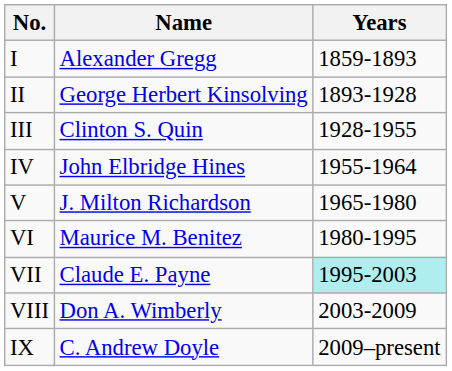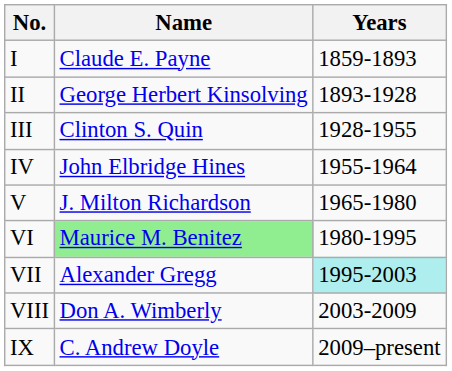(138, 58) Alexander Gregg -> (135, 58) Claude E. Payne
(151, 238) no background -> (151, 238) lightgreen background
(135, 274) Claude E. Payne -> (138, 274) Alexander Gregg
